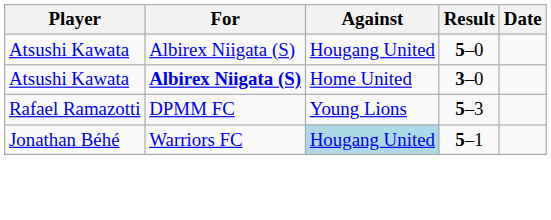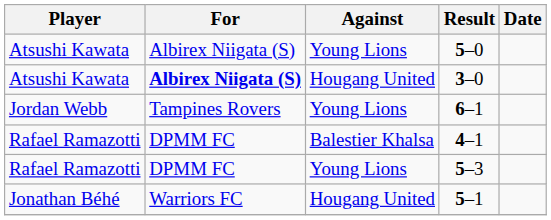(372, 49) Hougang United -> (358, 49) Young Lions
(361, 79) Home United -> (372, 79) Hougang United
+ row: (469, 109)
+ row: (469, 139)
(372, 139) lightblue background -> (372, 199) no background
